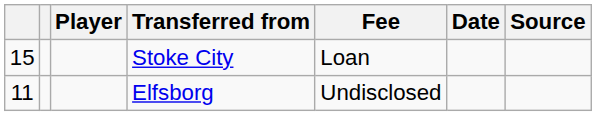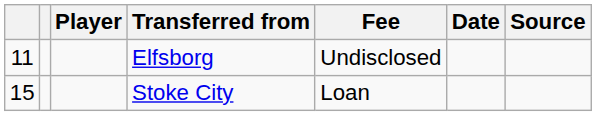rows swapped: (173, 92) <-> (183, 57)
